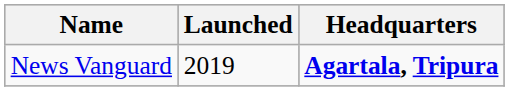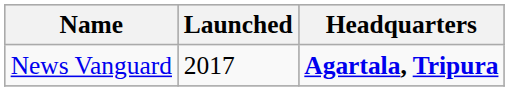(209, 65) 2019 -> (209, 65) 2017
